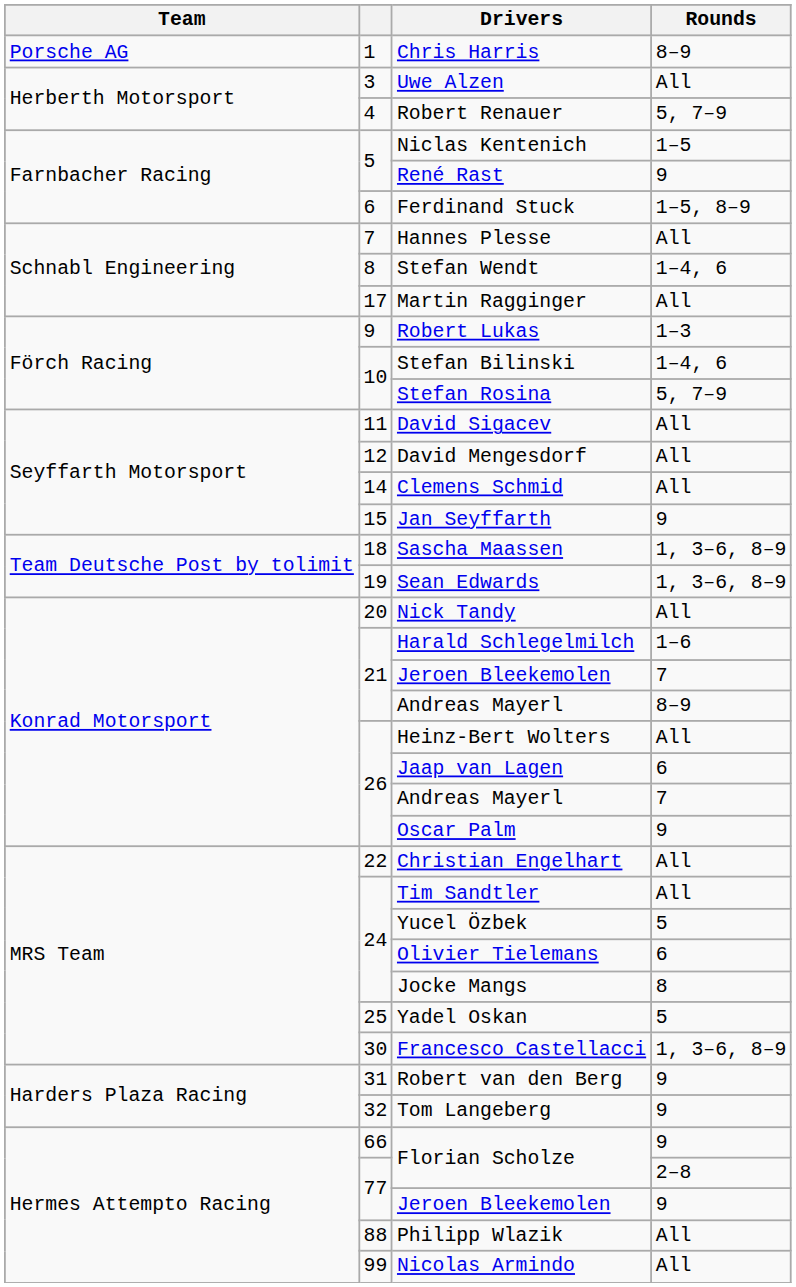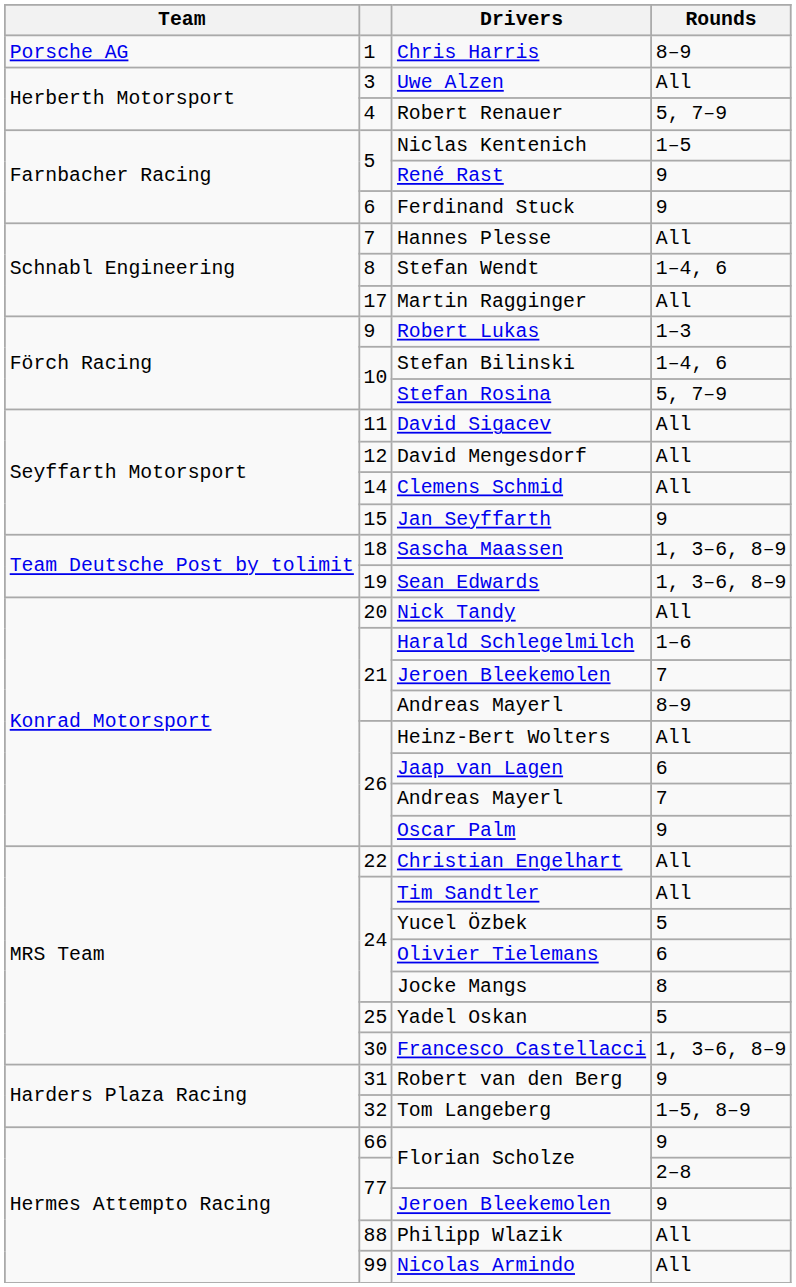(703, 207) 1–5, 8–9 -> (662, 207) 9
(662, 1111) 9 -> (703, 1111) 1–5, 8–9
